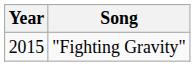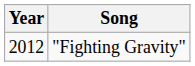(26, 46) 2015 -> (26, 46) 2012
